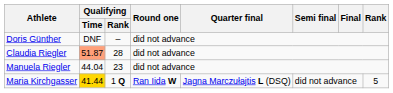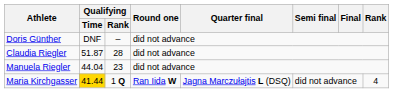(92, 53) lightsalmon background -> (92, 53) no background
(376, 81) 5 -> (376, 81) 4
